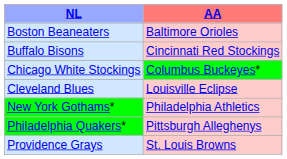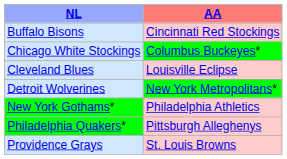- row: (58, 32)
+ row: (56, 88)
